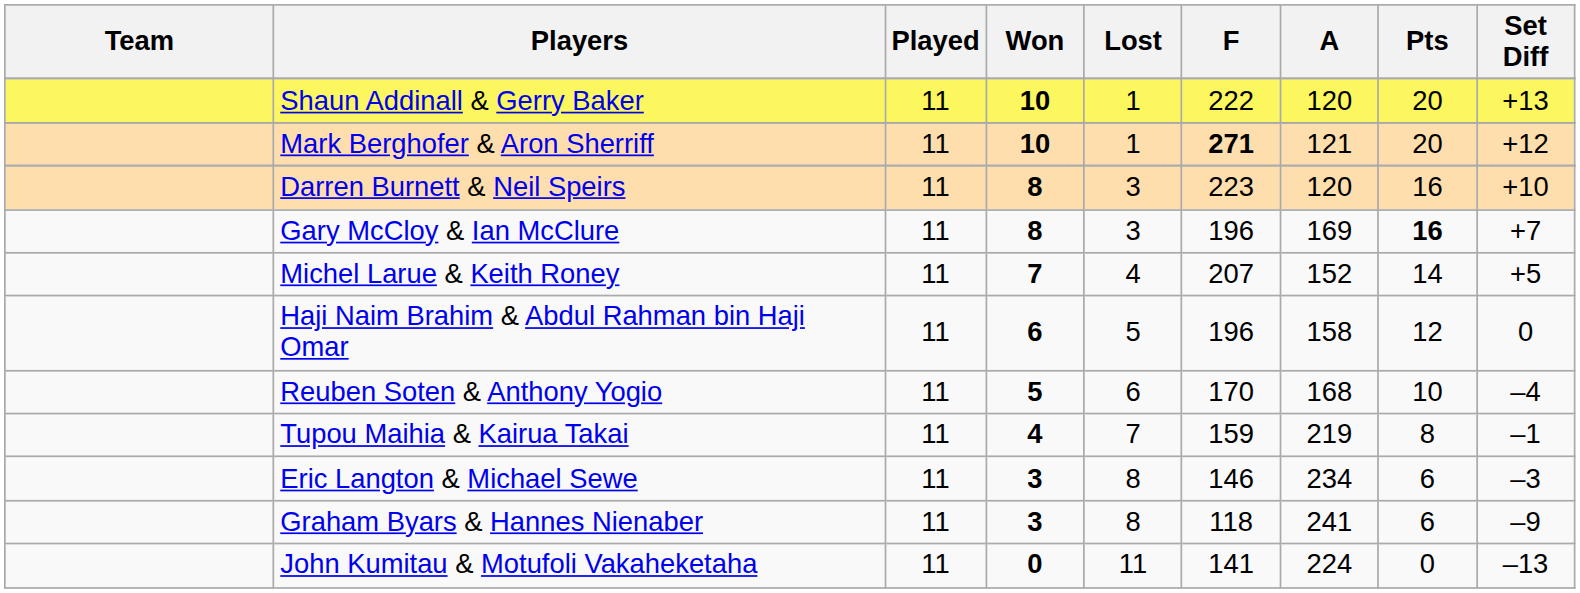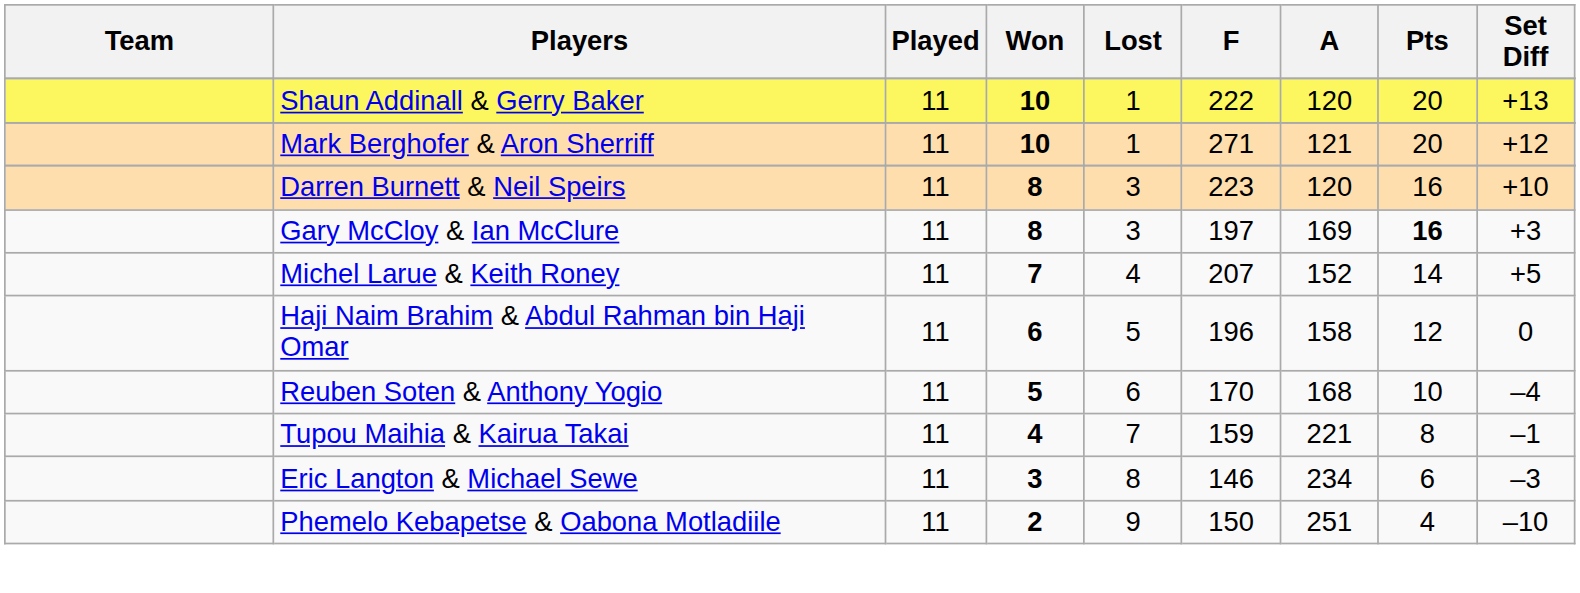(1231, 143) bold -> (1231, 143) normal
(1231, 230) 196 -> (1231, 230) 197
(1526, 230) +7 -> (1526, 230) +3
(1329, 434) 219 -> (1329, 434) 221
- row: (492, 521)
+ row: (530, 521)
- row: (519, 565)
